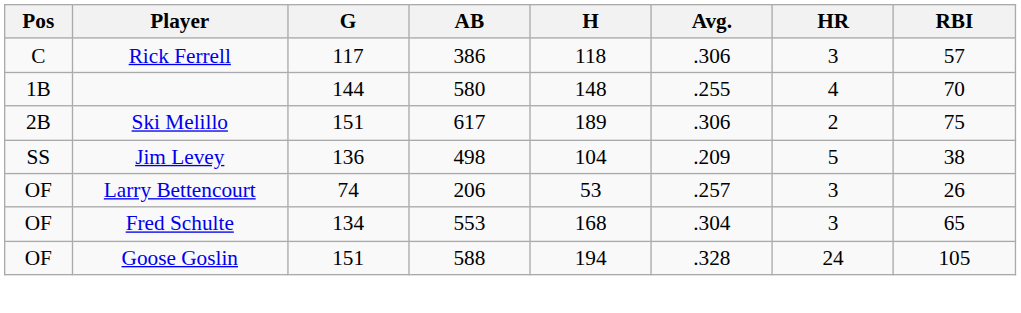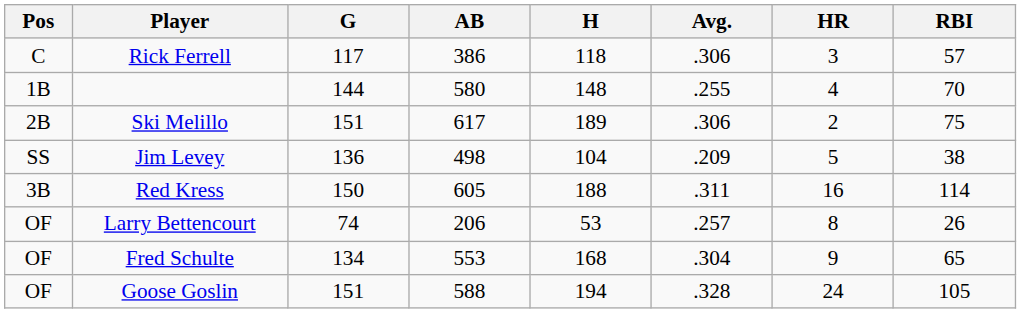+ row: (180, 190)
(833, 190) 3 -> (833, 223) 8
(833, 223) 3 -> (833, 257) 9
